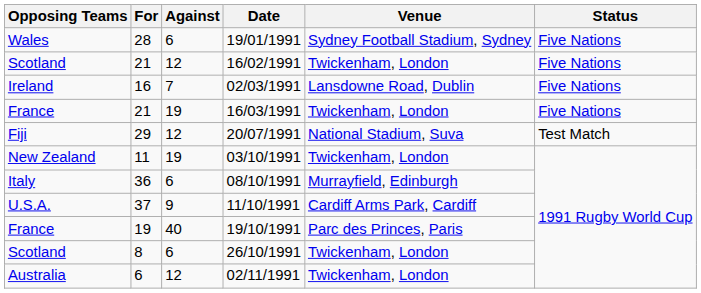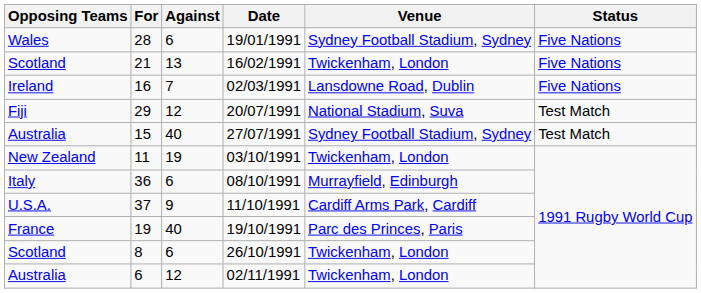(173, 63) 12 -> (173, 63) 13
- row: (264, 110)
+ row: (264, 134)
